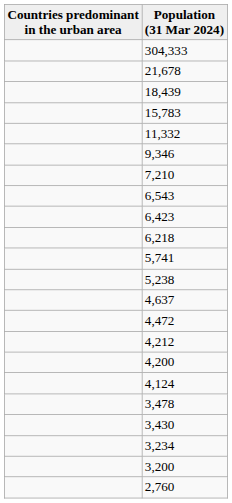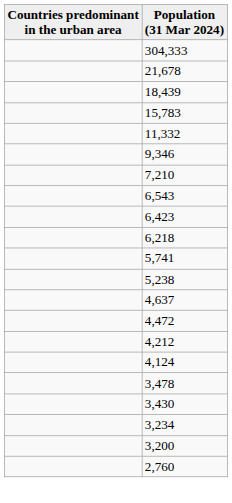- row: (160, 362)
